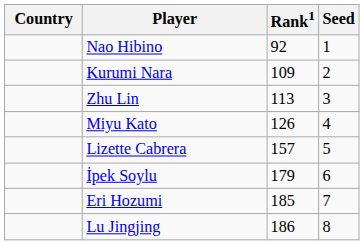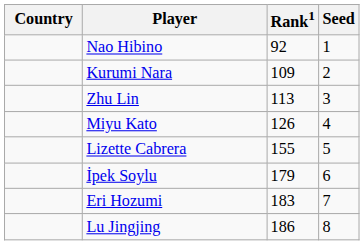(283, 149) 157 -> (283, 149) 155
(283, 201) 185 -> (283, 201) 183
